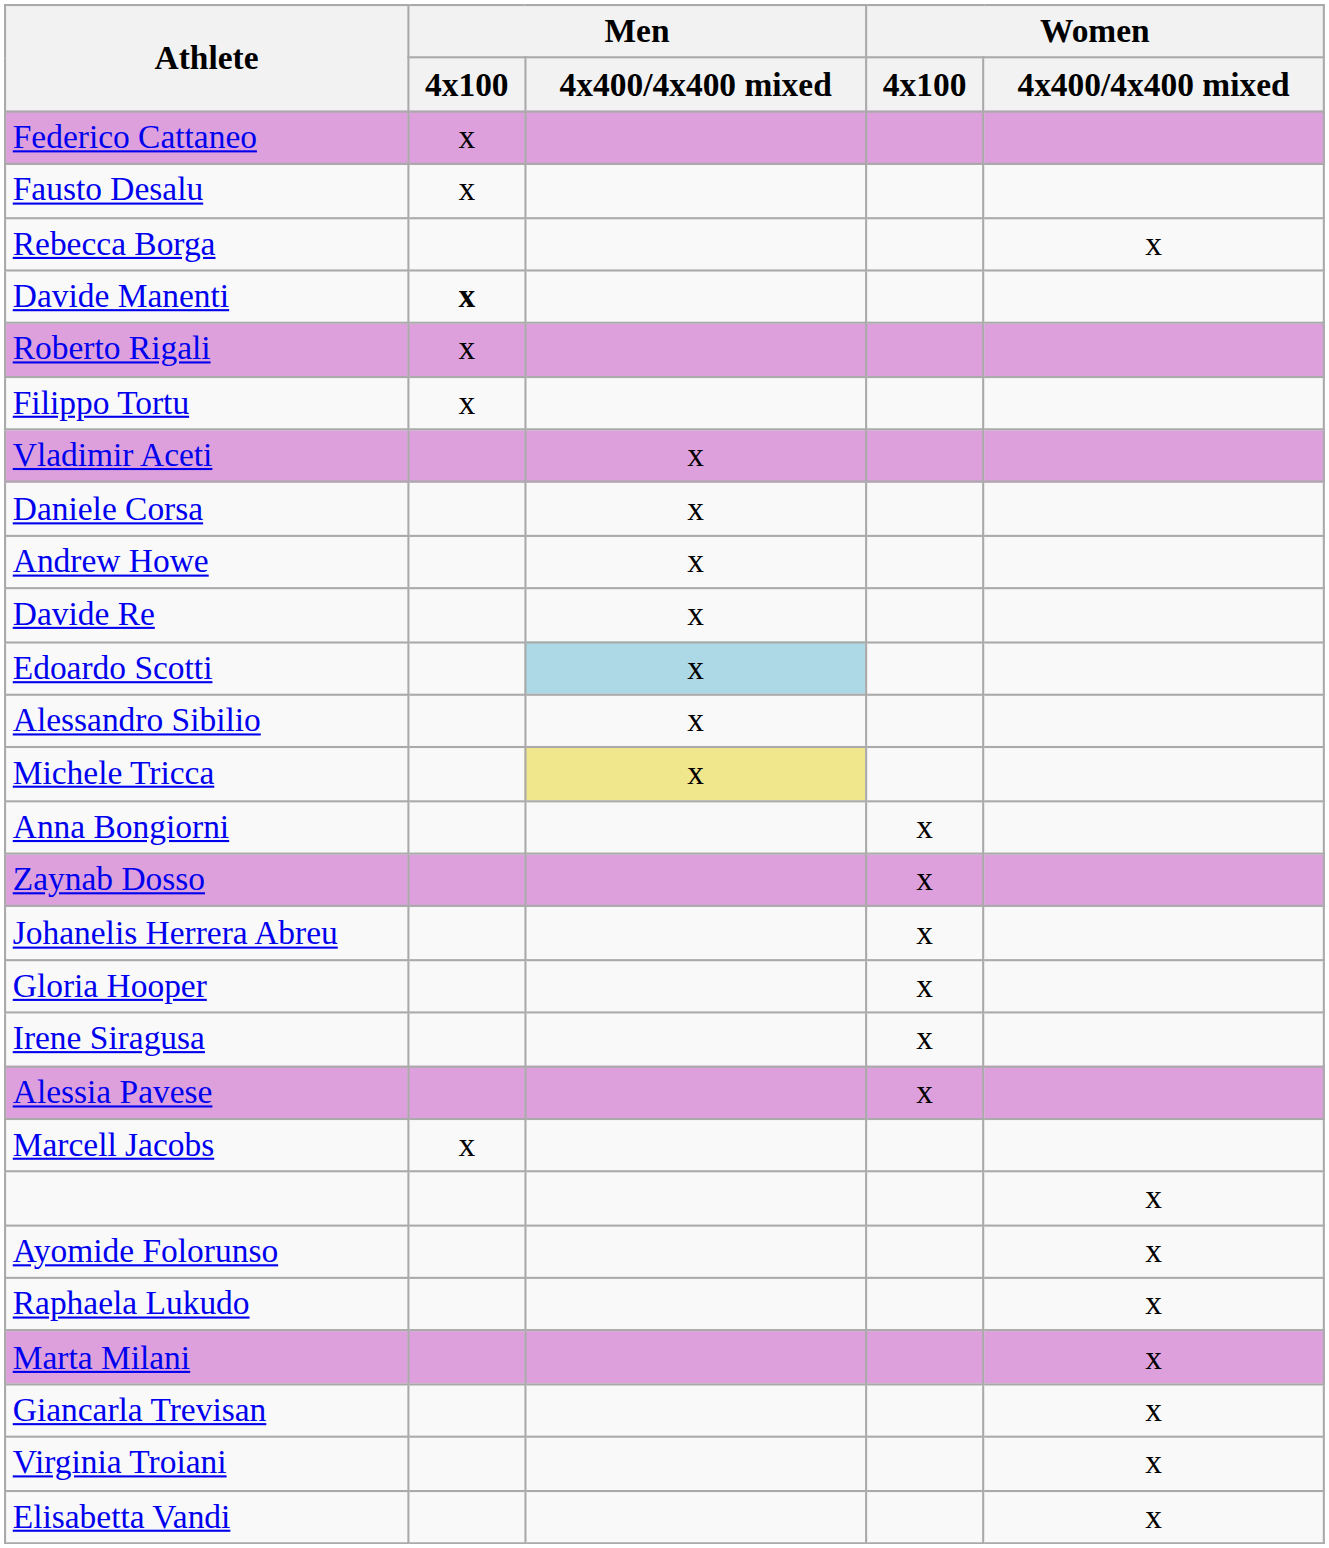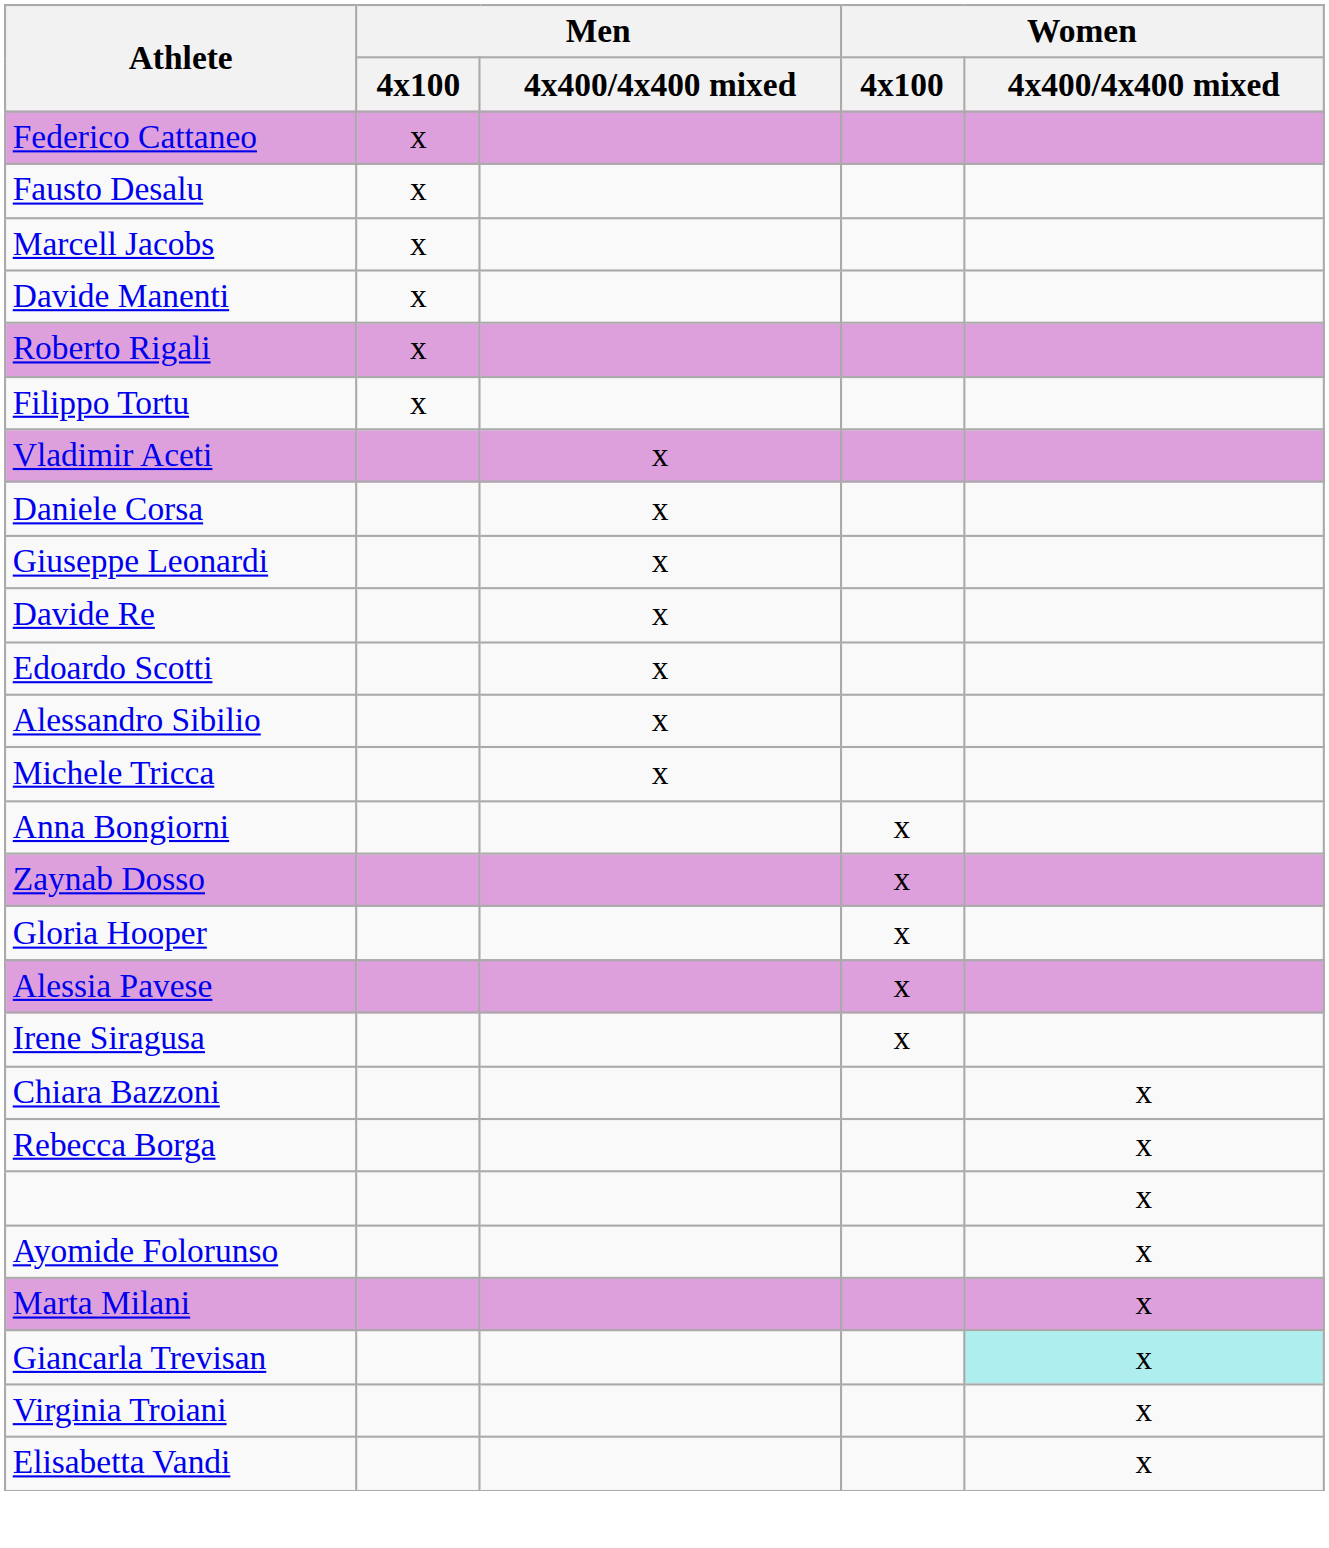rows swapped: (113, 1144) <-> (114, 243)
(467, 296) bold -> (418, 296) normal
- row: (111, 561)
+ row: (140, 561)
(696, 667) lightblue background -> (660, 667) no background
(696, 773) khaki background -> (660, 773) no background
- row: (175, 932)
rows swapped: (113, 1091) <-> (109, 1038)
+ row: (116, 1091)
- row: (131, 1303)
(1153, 1409) no background -> (1144, 1356) paleturquoise background
